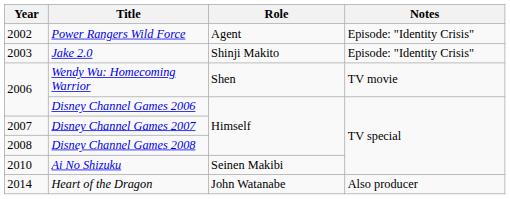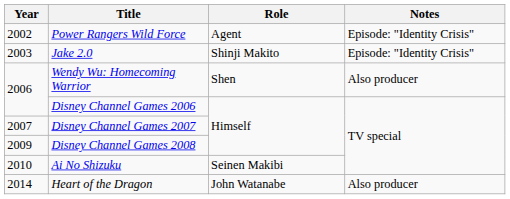(373, 79) TV movie -> (383, 79) Also producer
(20, 145) 2008 -> (20, 145) 2009
